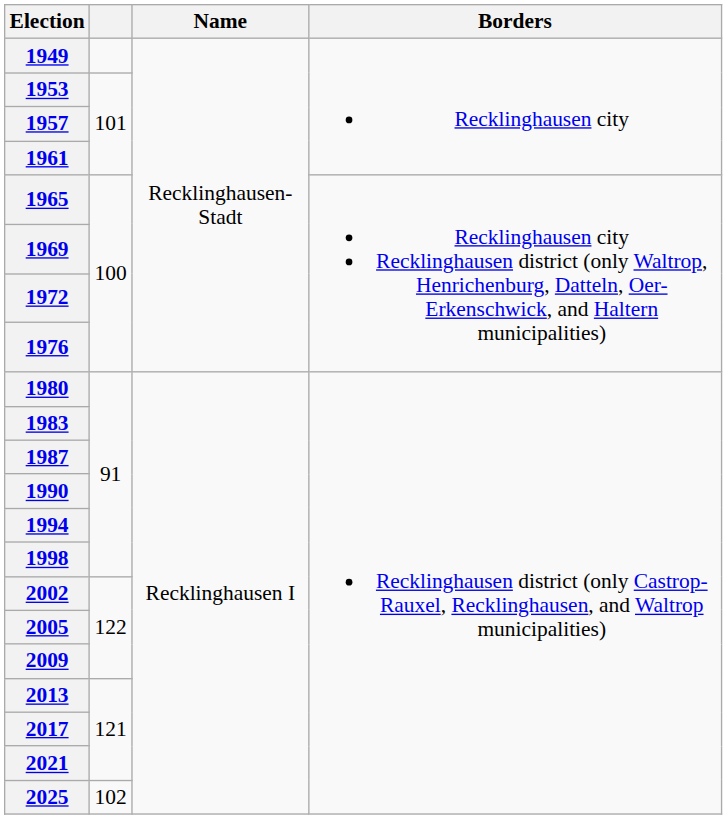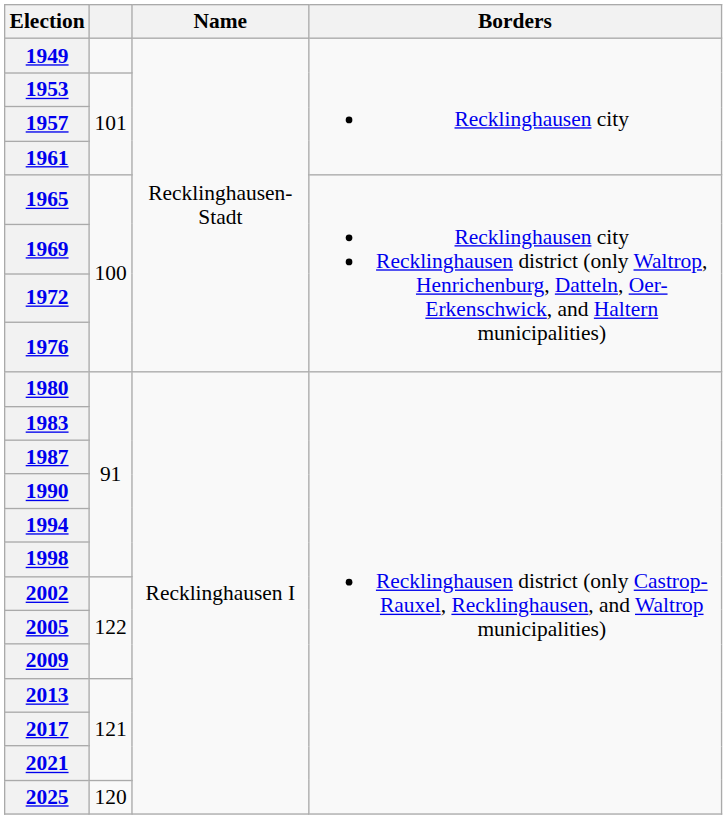(111, 797) 102 -> (111, 797) 120
